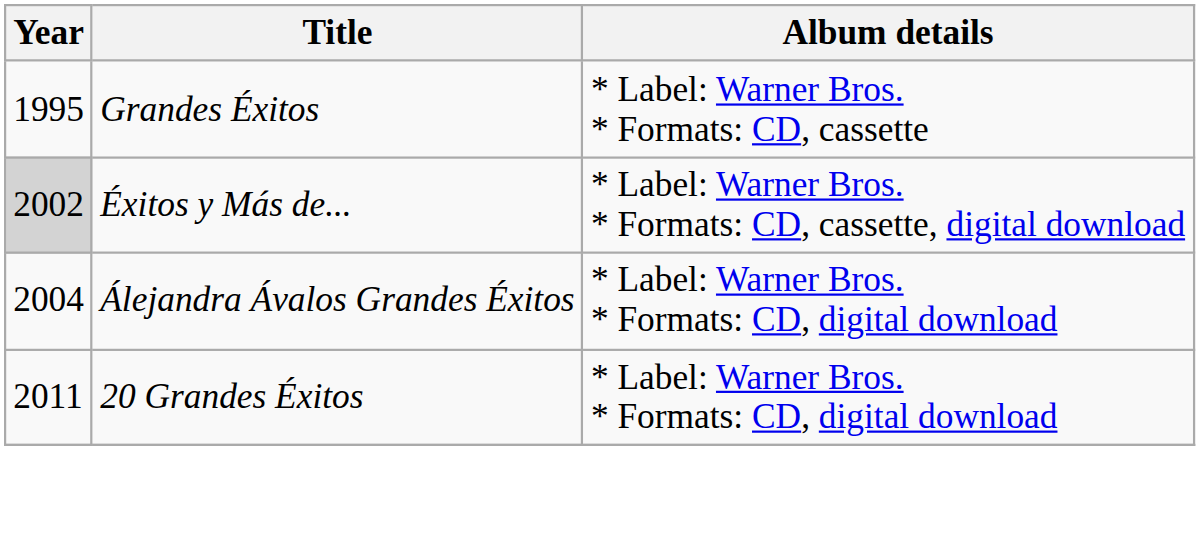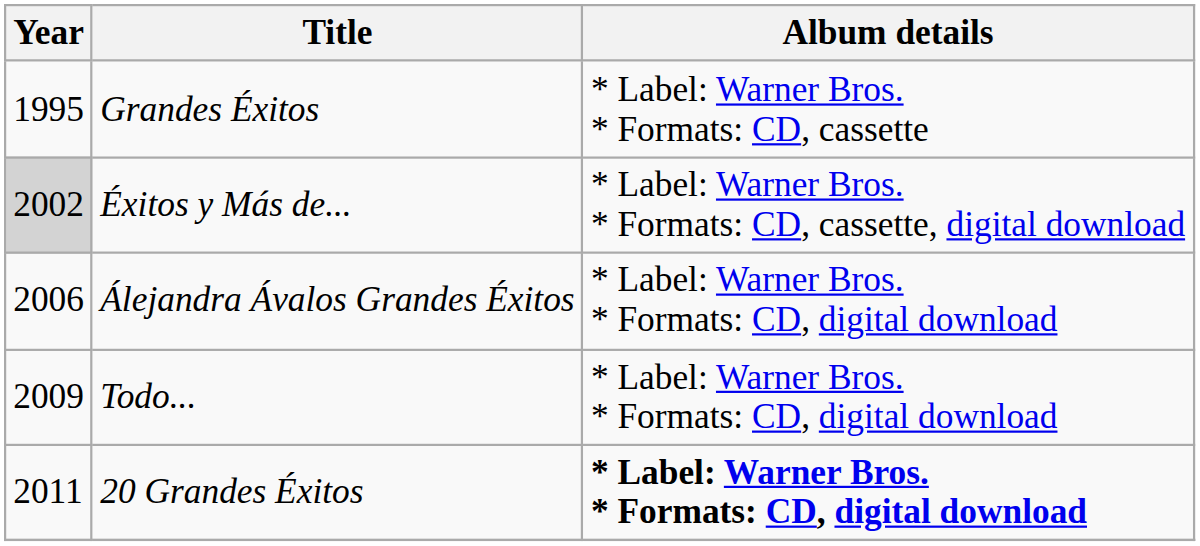(49, 300) 2004 -> (49, 300) 2006
+ row: (148, 396)
(824, 396) normal -> (839, 491) bold
